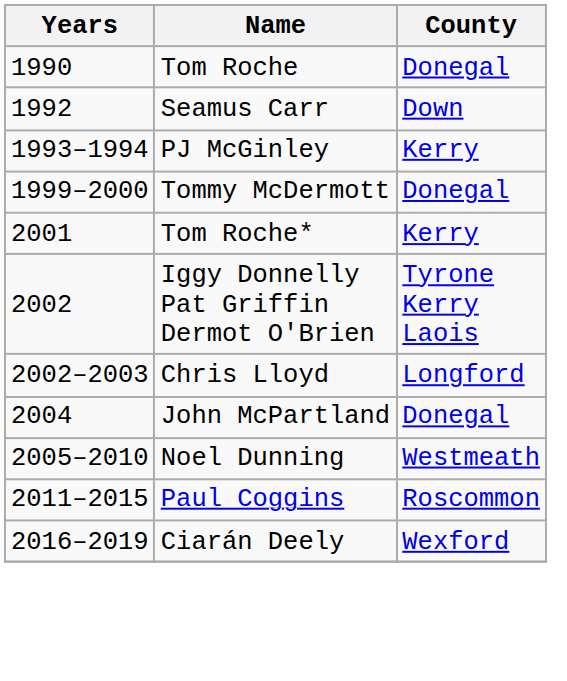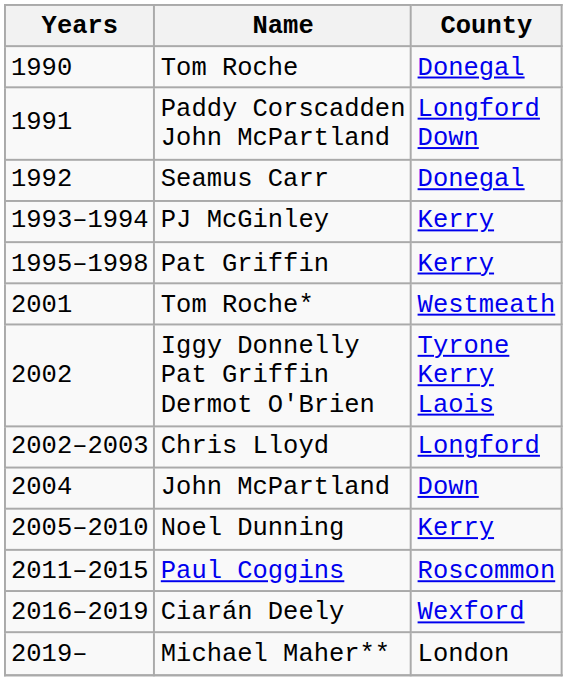+ row: (283, 123)
(433, 109) Down -> (471, 180) Donegal
+ row: (245, 263)
- row: (275, 192)
(441, 233) Kerry -> (486, 304) Westmeath
(456, 417) Donegal -> (448, 488) Down
(471, 458) Westmeath -> (456, 529) Kerry
+ row: (275, 654)
